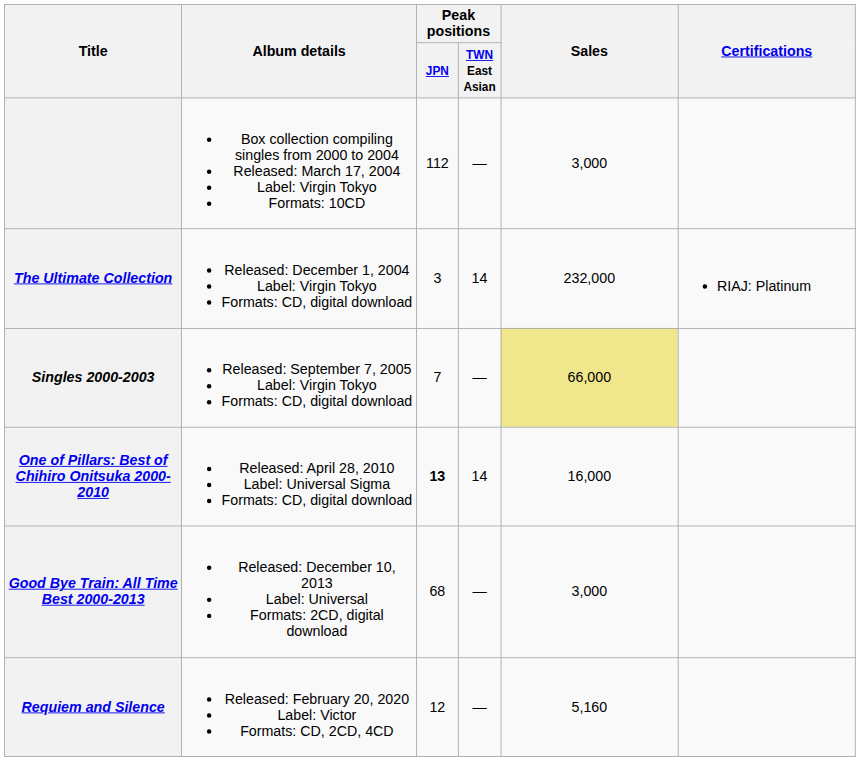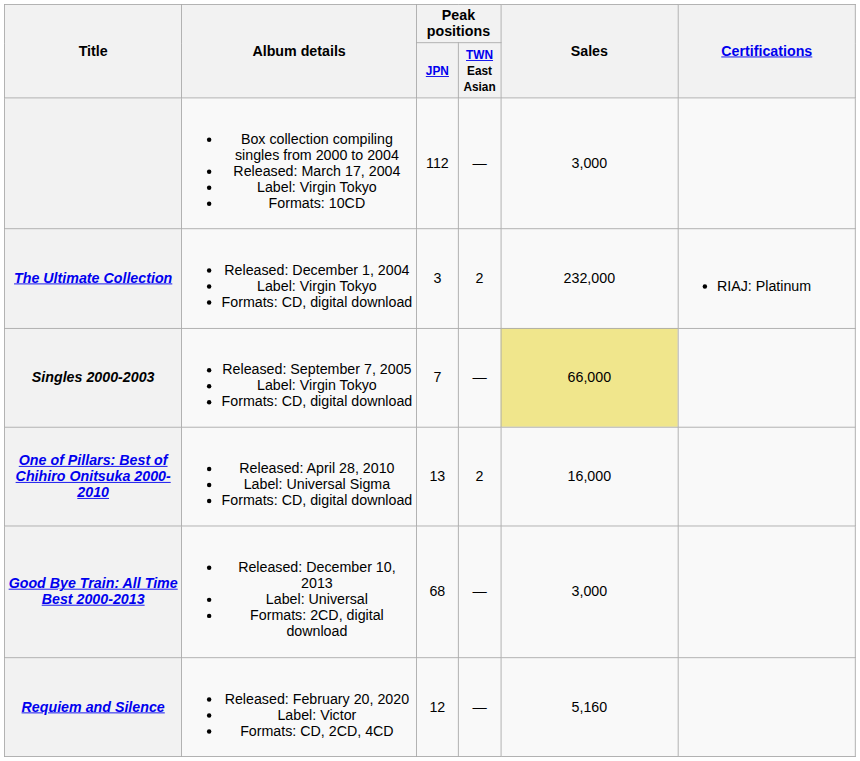(480, 278) 14 -> (480, 278) 2
(437, 476) bold -> (437, 476) normal
(480, 476) 14 -> (480, 476) 2
